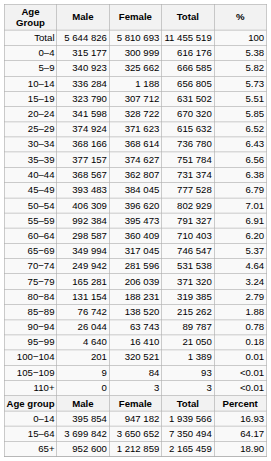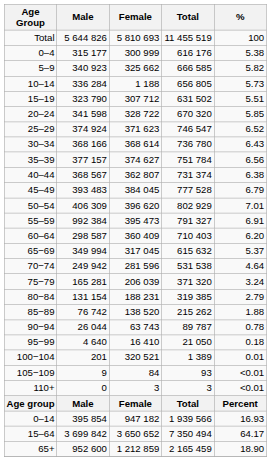(194, 129) 615 632 -> (194, 129) 746 547
(194, 251) 746 547 -> (194, 251) 615 632
